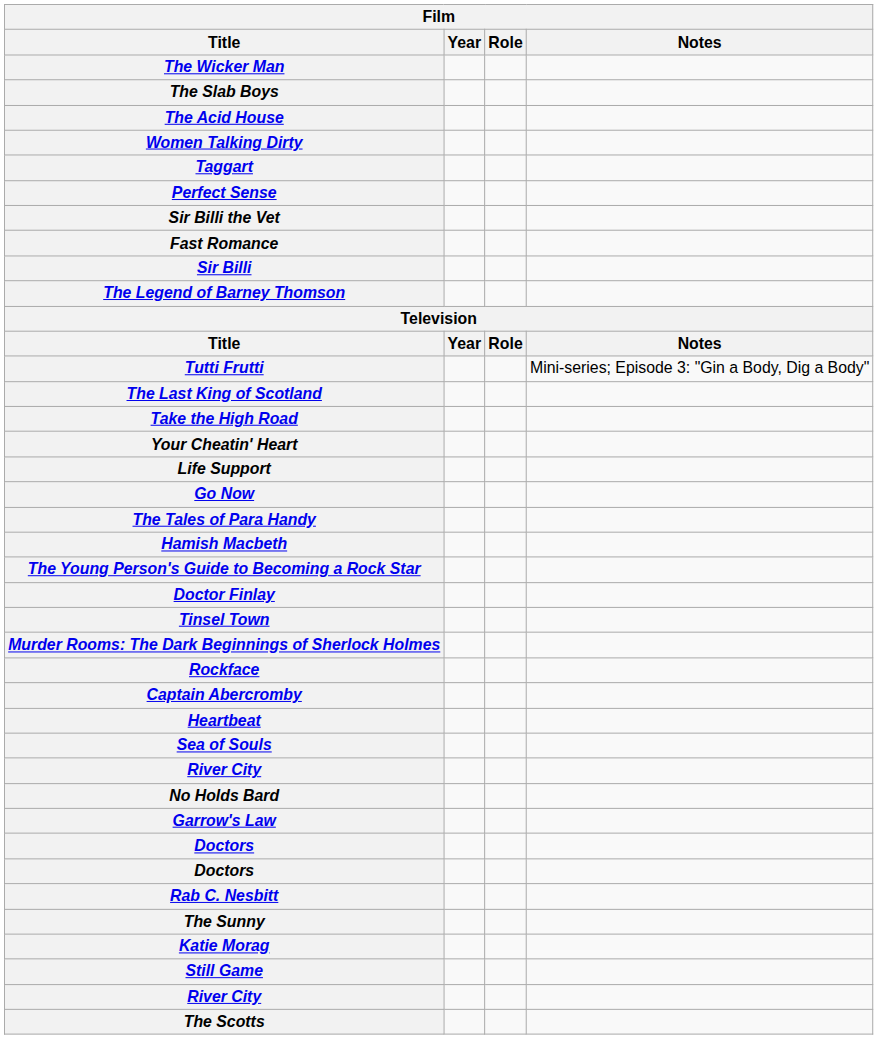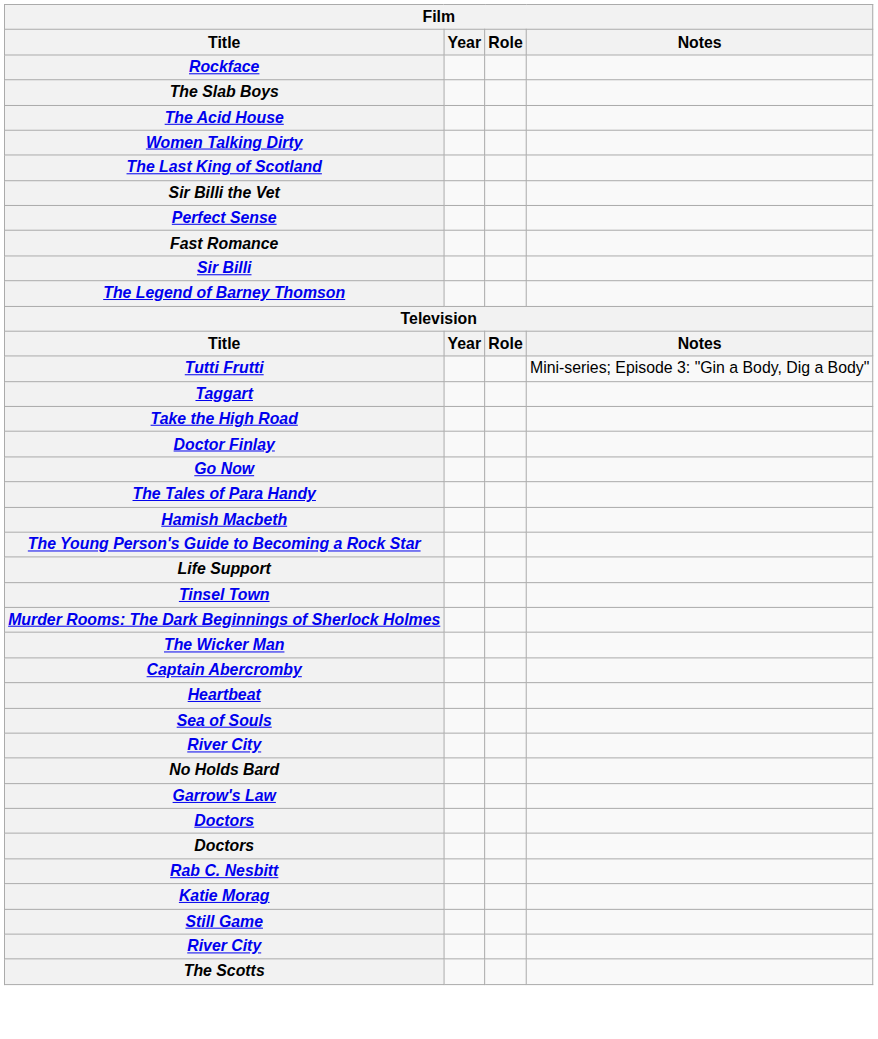rows swapped: (224, 67) <-> (224, 670)
rows swapped: (224, 393) <-> (224, 167)
rows swapped: (224, 218) <-> (224, 192)
- row: (224, 444)
rows swapped: (224, 594) <-> (224, 469)
- row: (224, 921)
